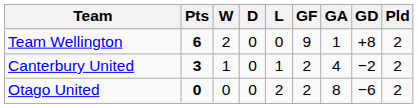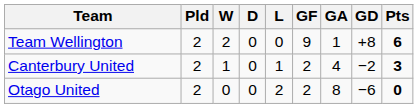columns swapped: (398, 16) <-> (197, 16)
